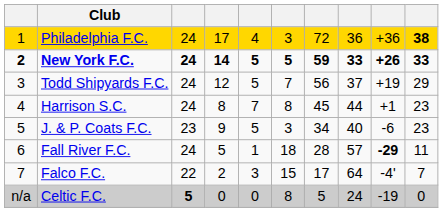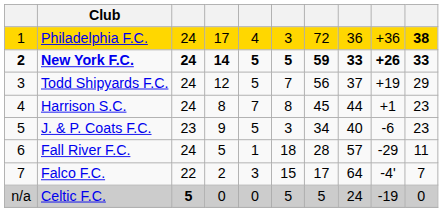(388, 151) bold -> (388, 151) normal
(288, 196) 8 -> (288, 196) 5
